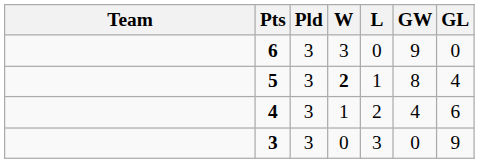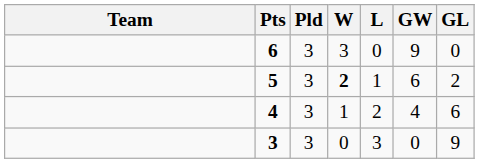(415, 81) 8 -> (415, 81) 6
(455, 81) 4 -> (455, 81) 2
